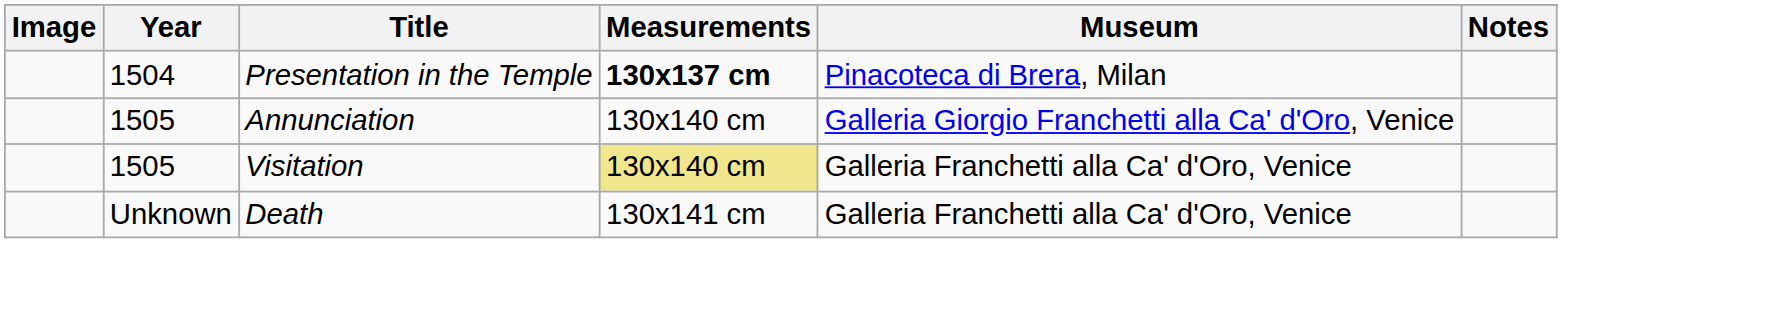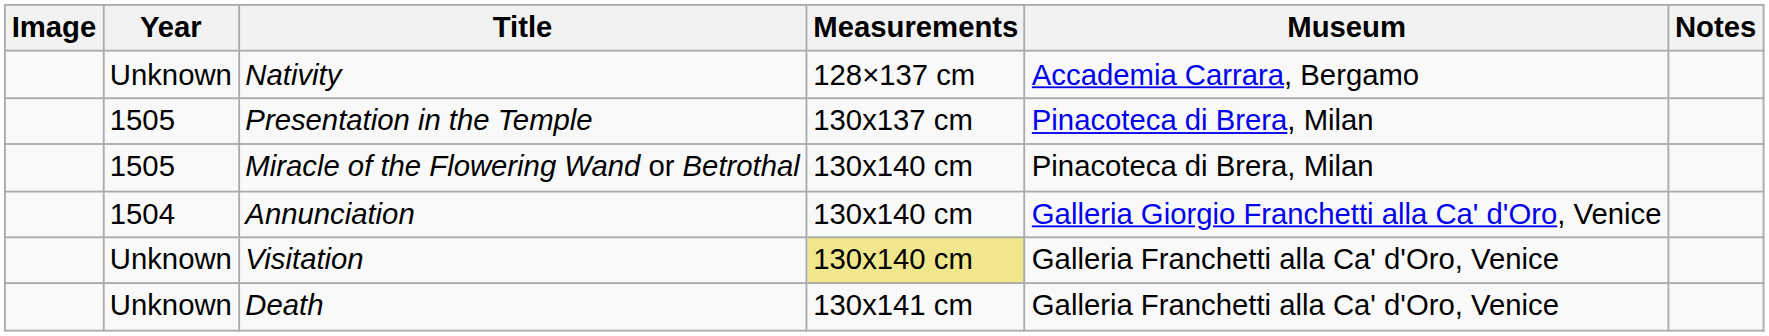+ row: (293, 74)
(142, 74) 1504 -> (142, 120) 1505
(688, 74) bold -> (893, 120) normal
+ row: (523, 167)
(142, 120) 1505 -> (142, 213) 1504
(142, 167) 1505 -> (171, 259) Unknown
